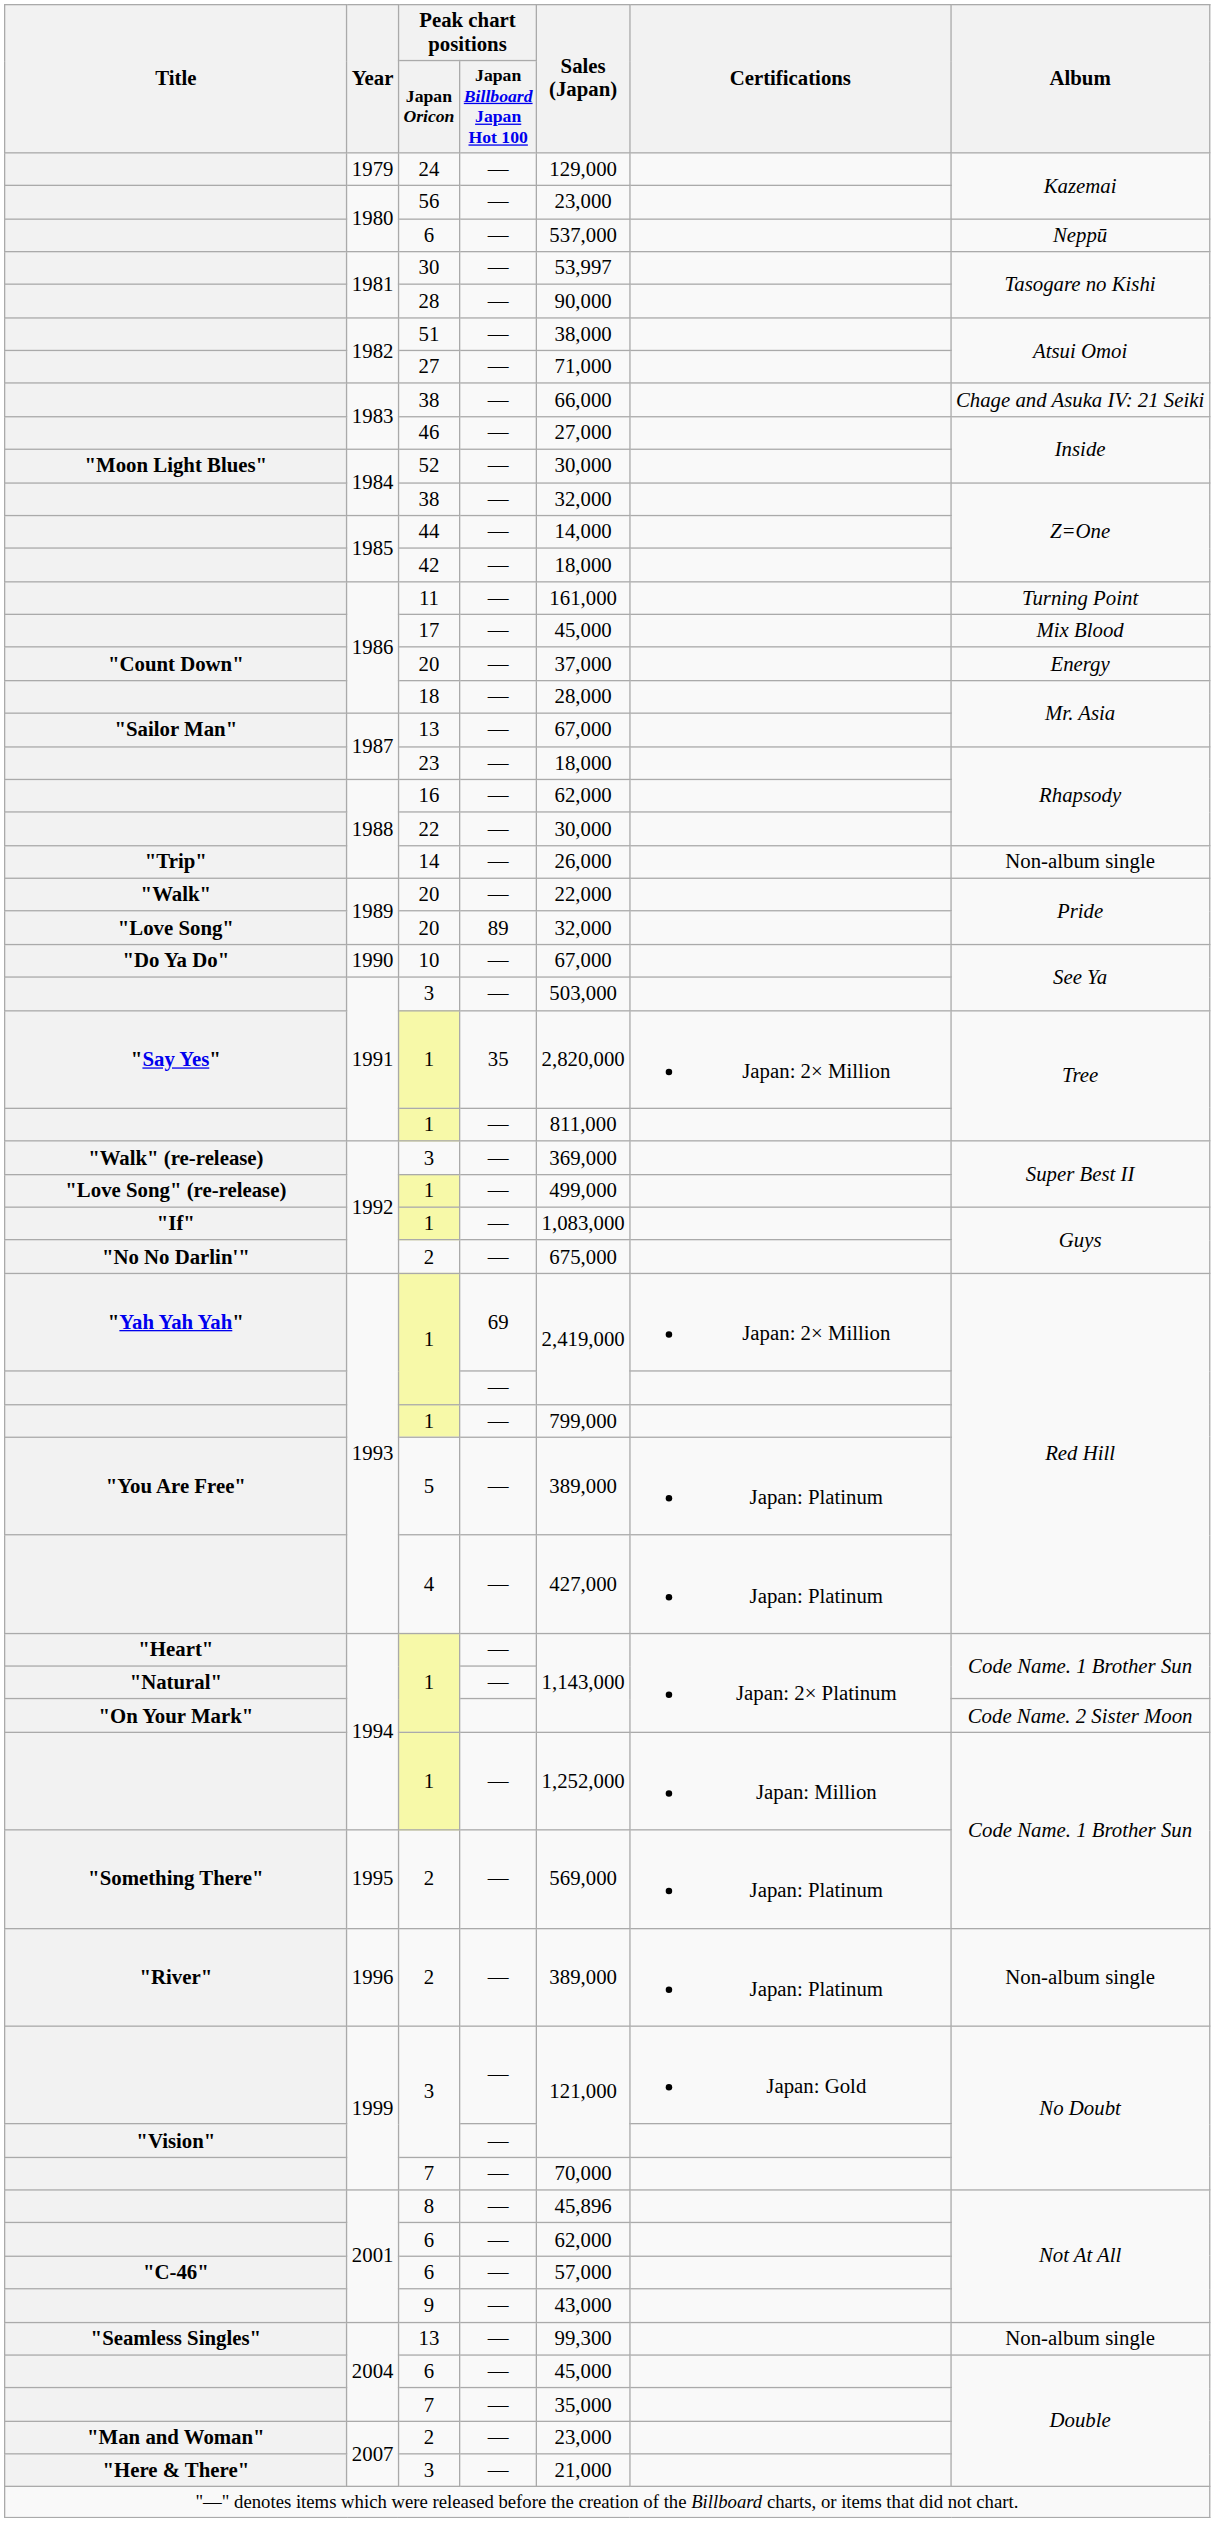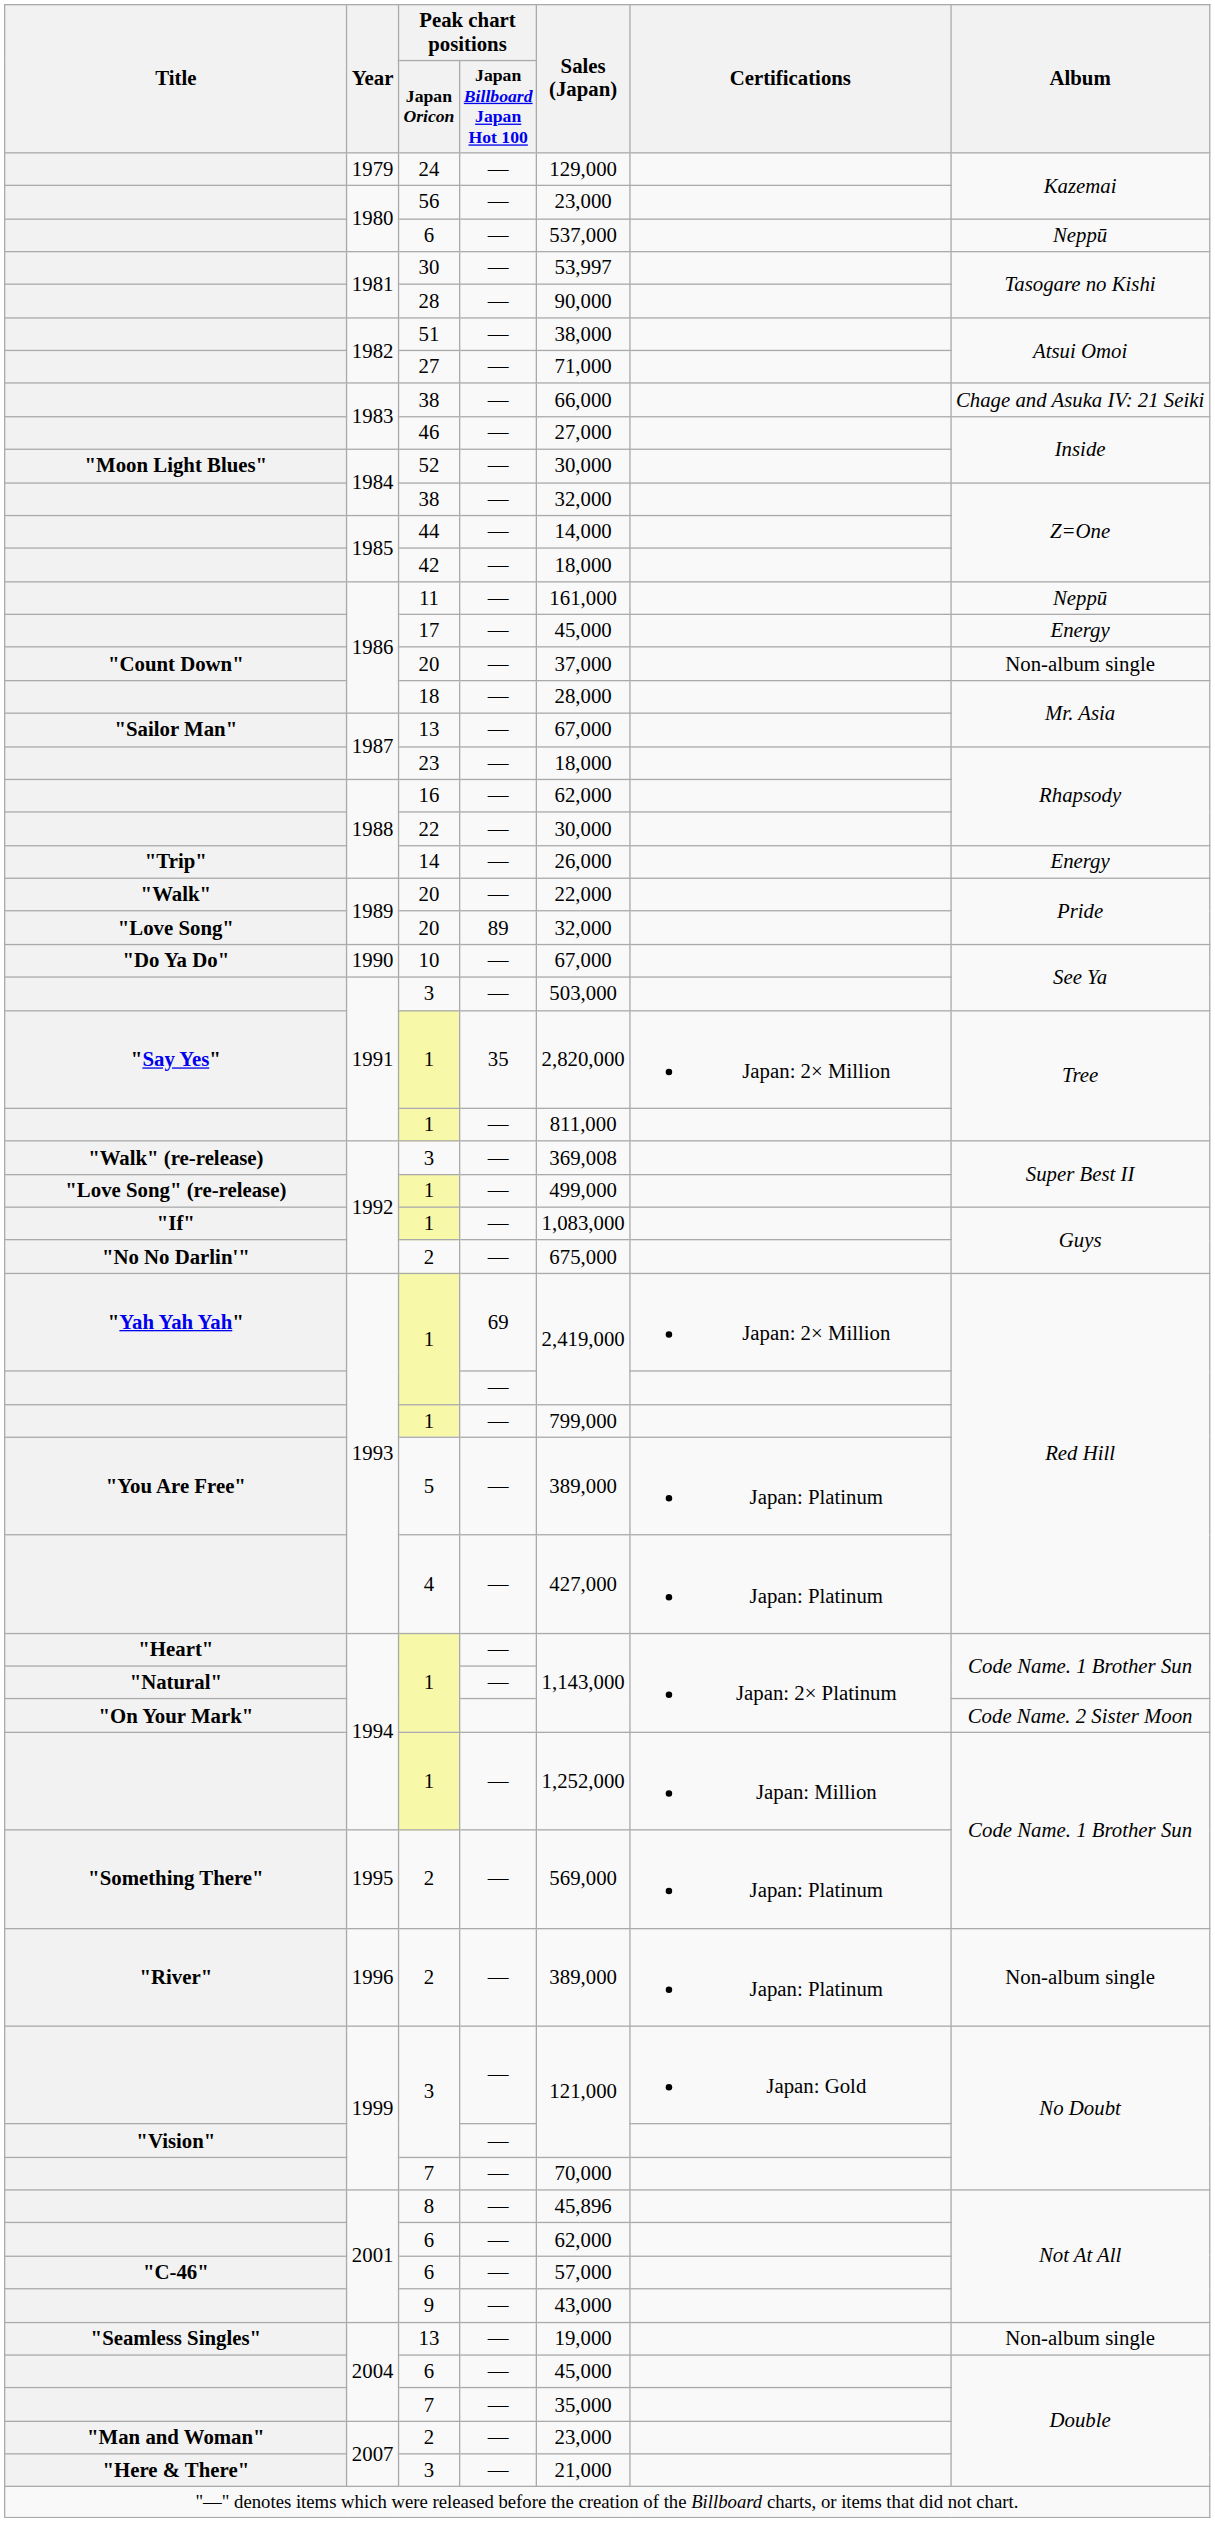(1080, 597) Turning Point -> (1080, 597) Neppū
(1080, 630) Mix Blood -> (1080, 630) Energy
(1080, 663) Energy -> (1080, 663) Non-album single
(1080, 861) Non-album single -> (1080, 861) Energy
(583, 1157) 369,000 -> (583, 1157) 369,008
(583, 2338) 99,300 -> (583, 2338) 19,000
